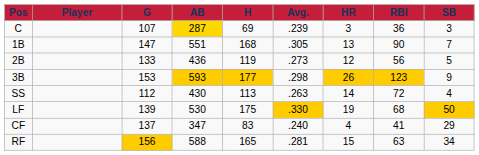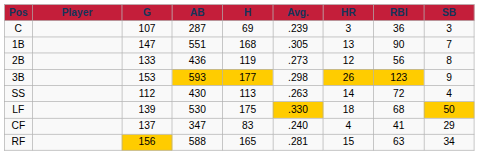(197, 28) gold background -> (197, 28) no background
(449, 61) 5 -> (449, 61) 8
(348, 110) 19 -> (348, 110) 18
